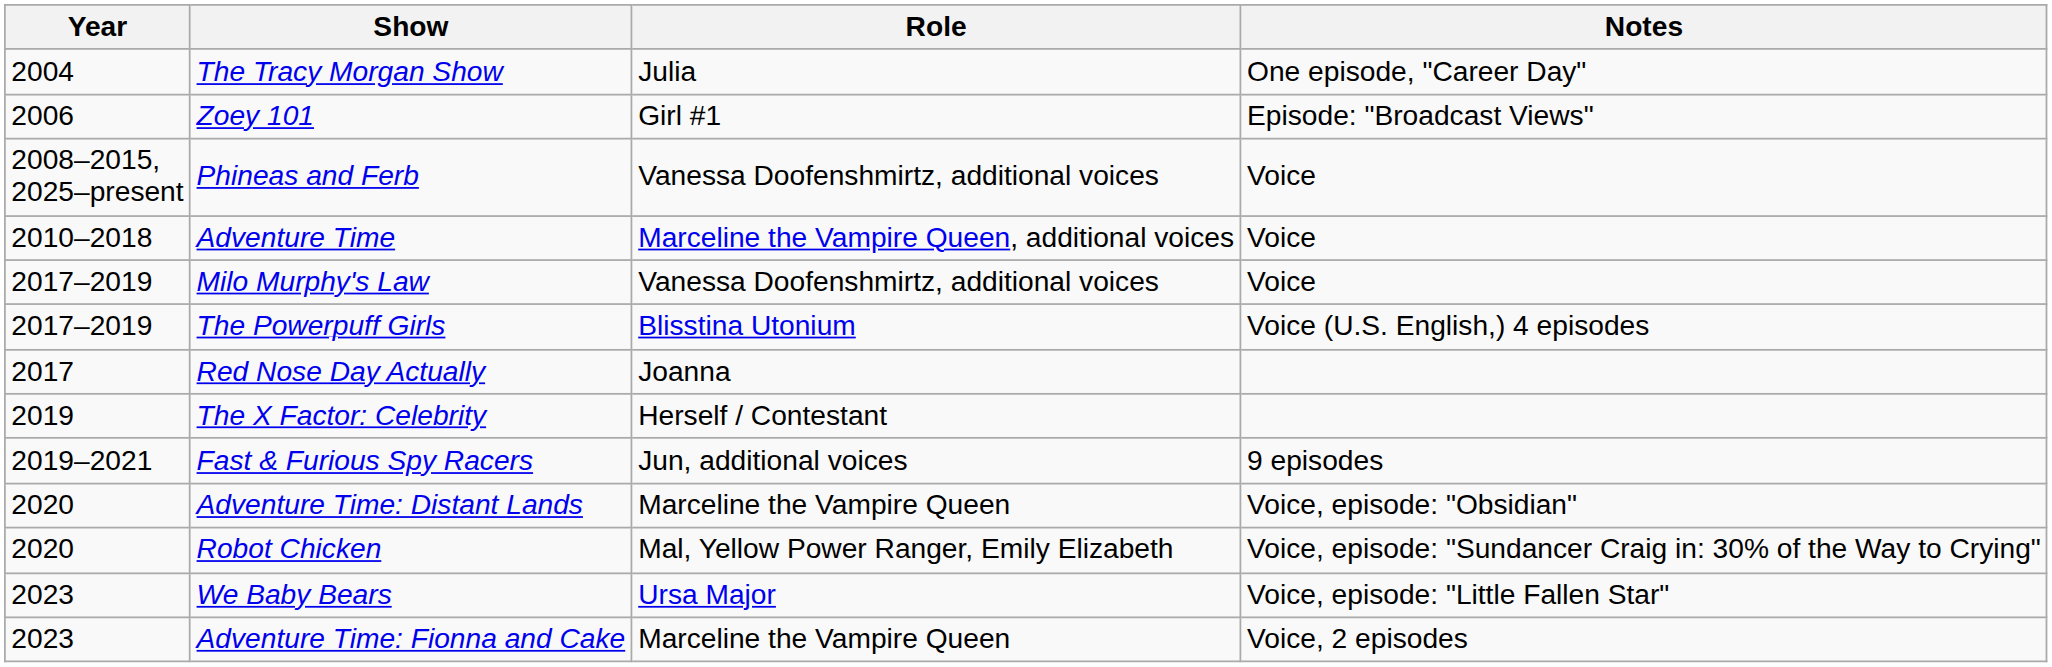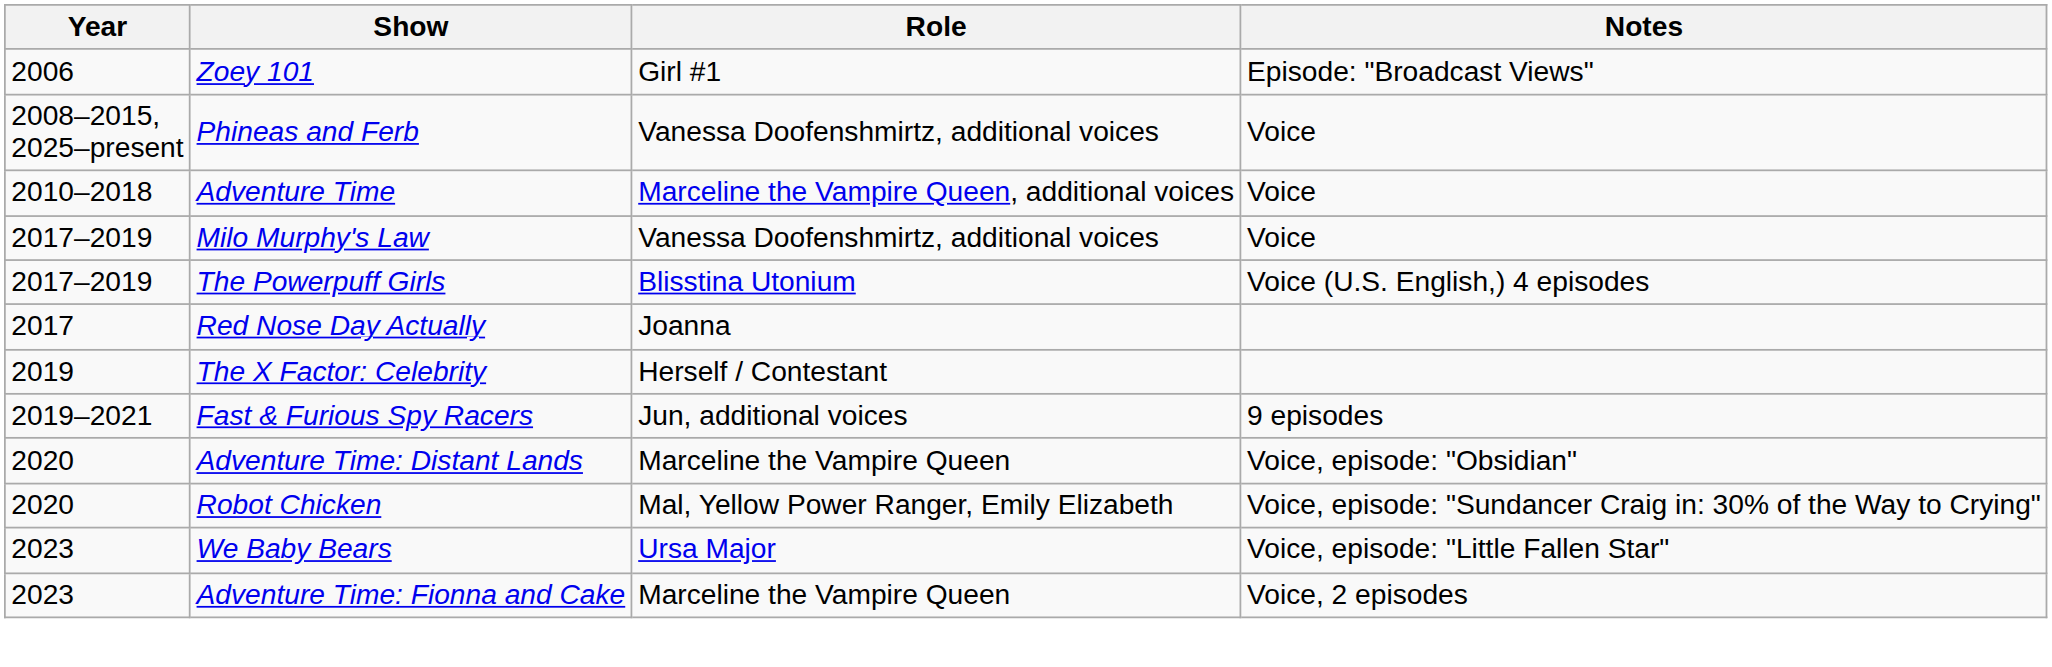- row: (350, 71)
